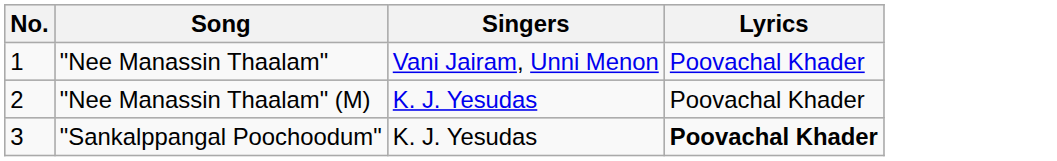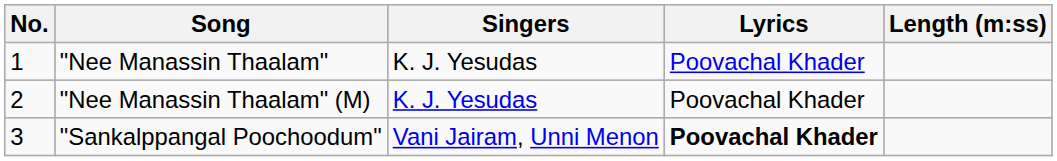+ column: (968, 24)
(526, 62) Vani Jairam, Unni Menon -> (465, 62) K. J. Yesudas
(465, 137) K. J. Yesudas -> (526, 137) Vani Jairam, Unni Menon
